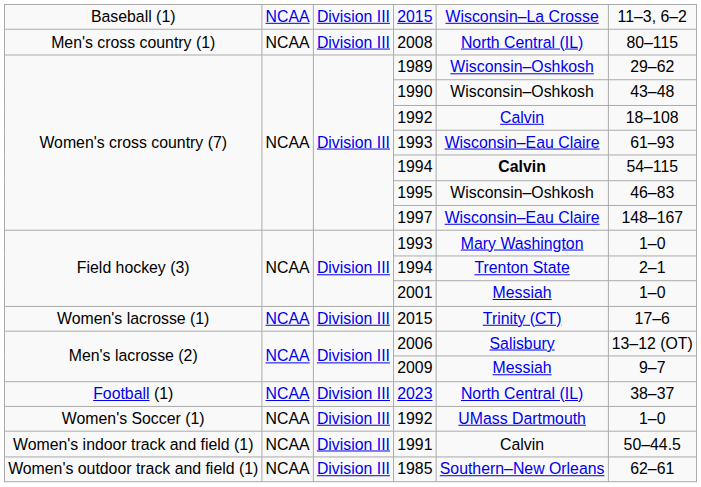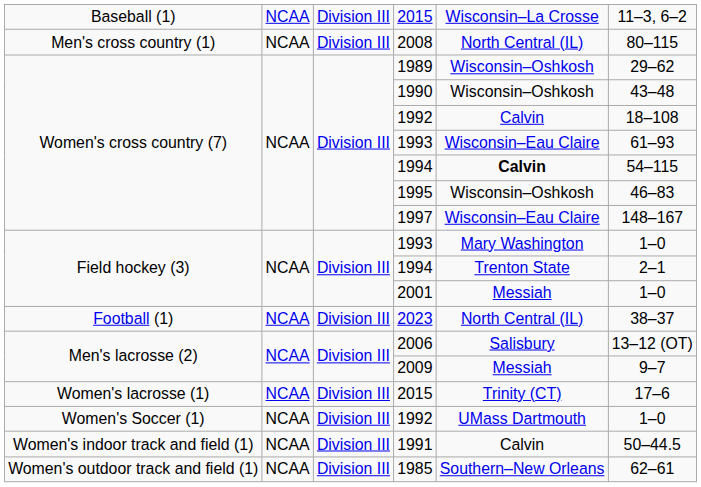rows swapped: (133, 393) <-> (133, 318)
